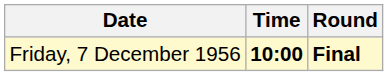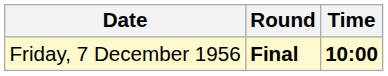columns swapped: (277, 20) <-> (345, 20)
